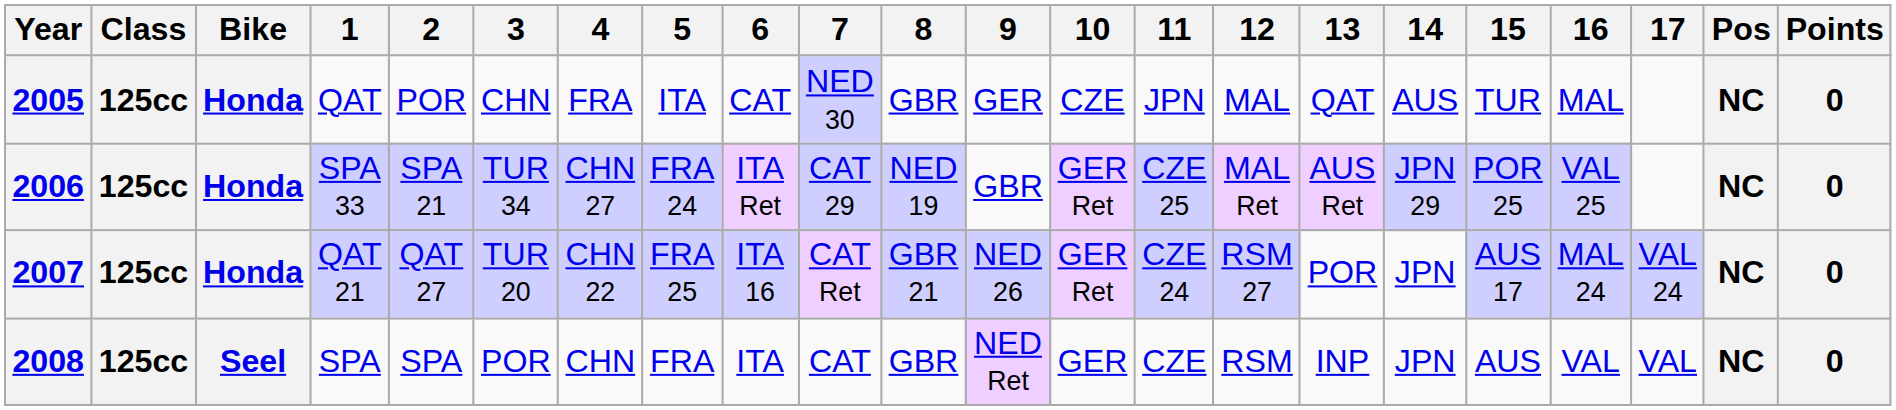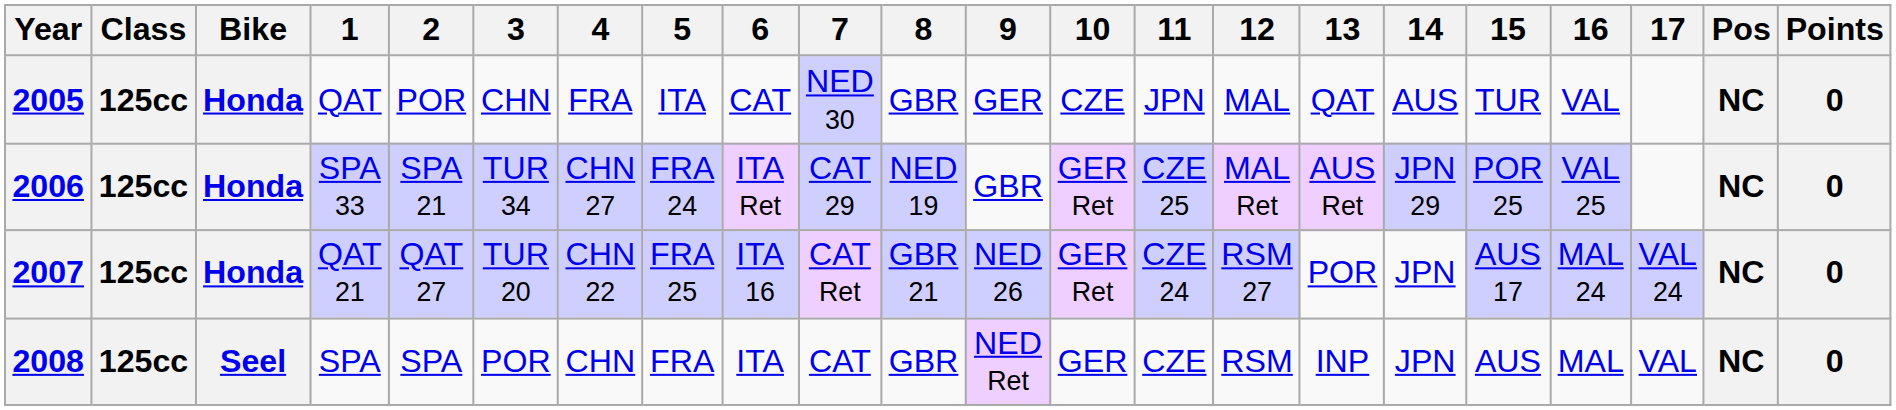(1591, 99) MAL -> (1591, 99) VAL
(1591, 360) VAL -> (1591, 360) MAL
